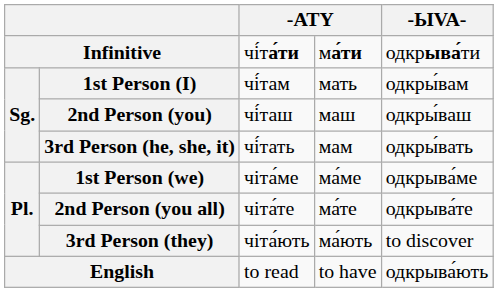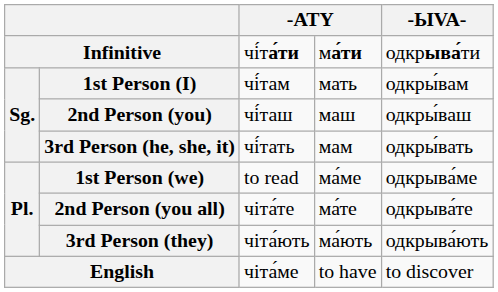(271, 177) чіта́ме -> (271, 177) to read
(430, 240) to discover -> (437, 240) одкрыва́ють
(271, 271) to read -> (271, 271) чіта́ме
(437, 271) одкрыва́ють -> (430, 271) to discover
